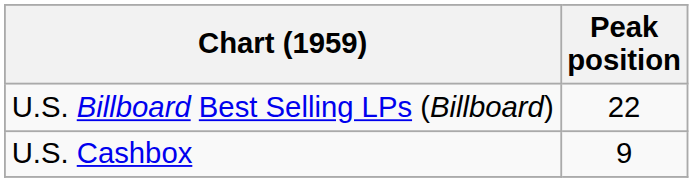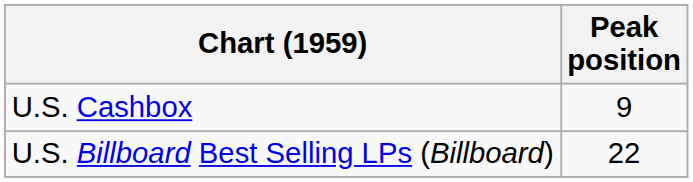rows swapped: (283, 107) <-> (102, 153)
